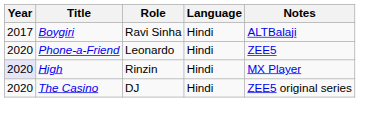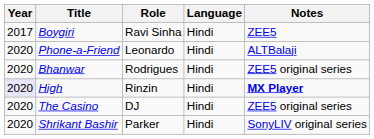(272, 32) ALTBalaji -> (262, 32) ZEE5
(262, 50) ZEE5 -> (272, 50) ALTBalaji
+ row: (61, 69)
(274, 69) normal -> (275, 87) bold
+ row: (78, 124)
